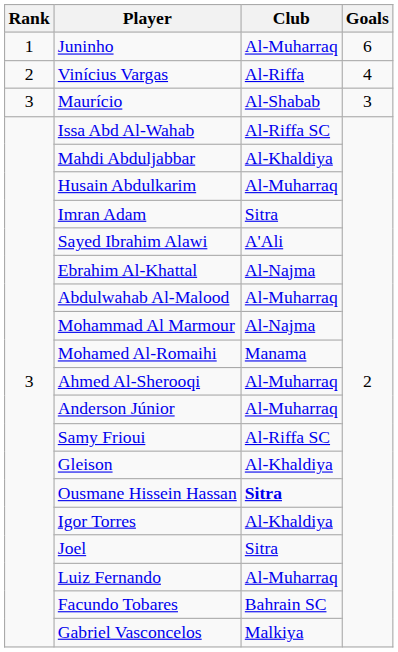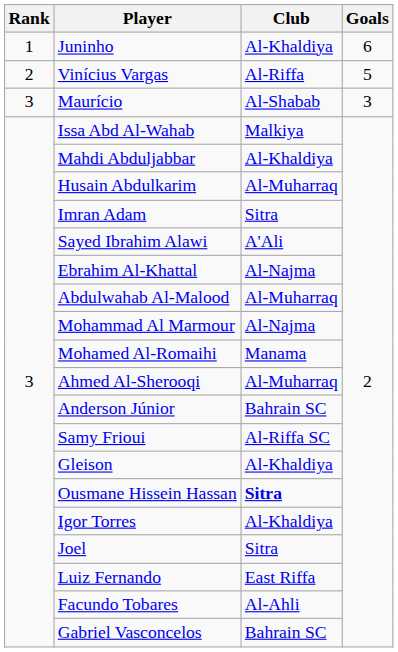(291, 46) Al-Muharraq -> (289, 46) Al-Khaldiya
(367, 74) 4 -> (367, 74) 5
(287, 130) Al-Riffa SC -> (274, 130) Malkiya
(291, 409) Al-Muharraq -> (286, 409) Bahrain SC
(291, 576) Al-Muharraq -> (280, 576) East Riffa
(286, 604) Bahrain SC -> (272, 604) Al-Ahli
(274, 632) Malkiya -> (286, 632) Bahrain SC
